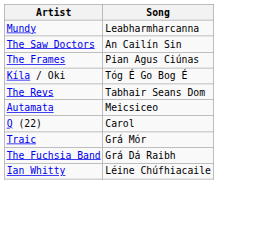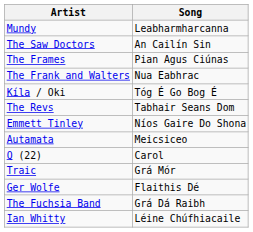+ row: (68, 76)
+ row: (45, 124)
+ row: (33, 187)
